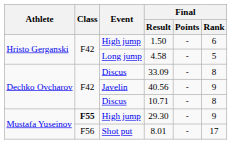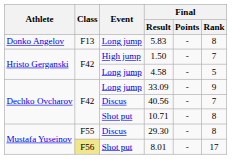+ row: (158, 42)
(214, 42) 6 -> (214, 57) 7
(114, 72) Discus -> (122, 87) Long jump
(214, 72) 8 -> (214, 87) 9
(115, 87) Javelin -> (114, 102) Discus
(214, 87) 9 -> (214, 102) 7
(114, 102) Discus -> (117, 117) Shot put
(87, 117) bold -> (87, 132) normal
(121, 117) High jump -> (114, 132) Discus
(214, 117) 9 -> (214, 132) 8
(87, 132) no background -> (87, 147) khaki background
